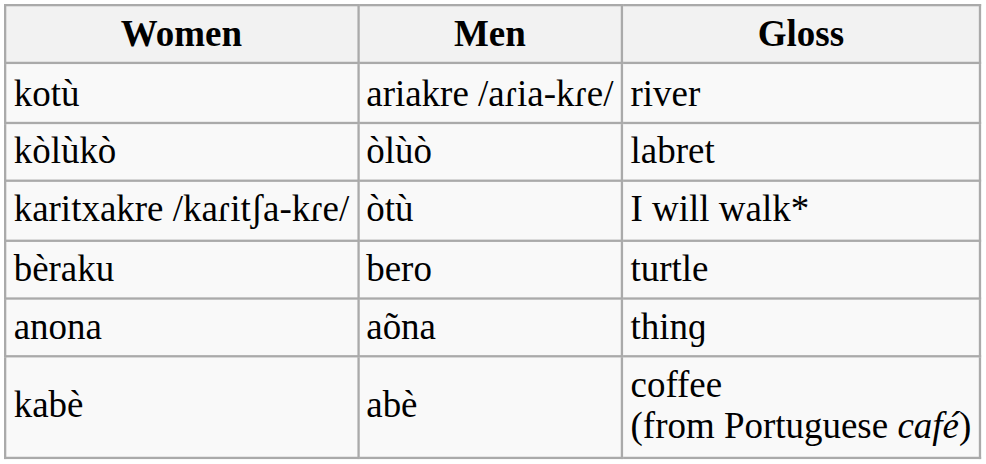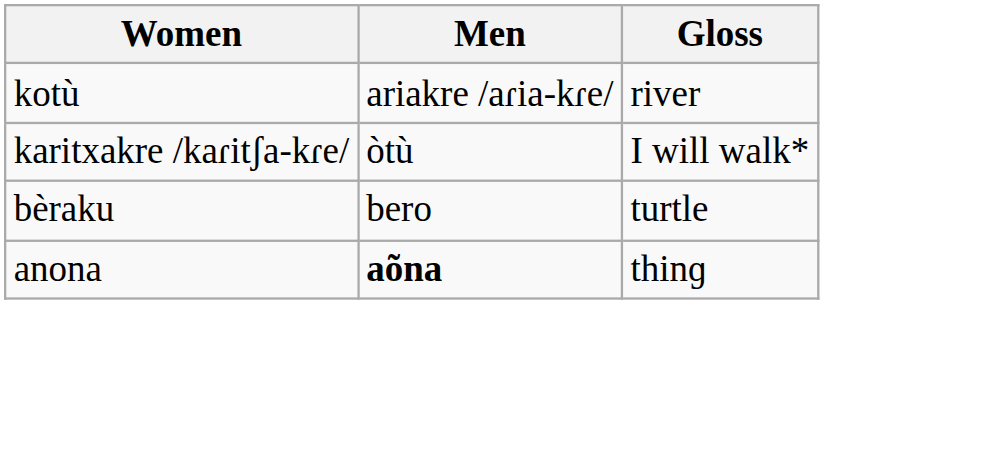- row: (65, 151)
(401, 326) normal -> (404, 268) bold
- row: (49, 406)
